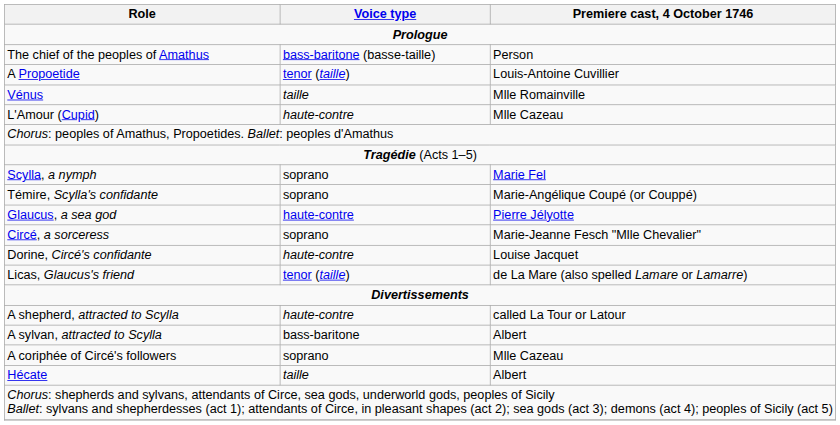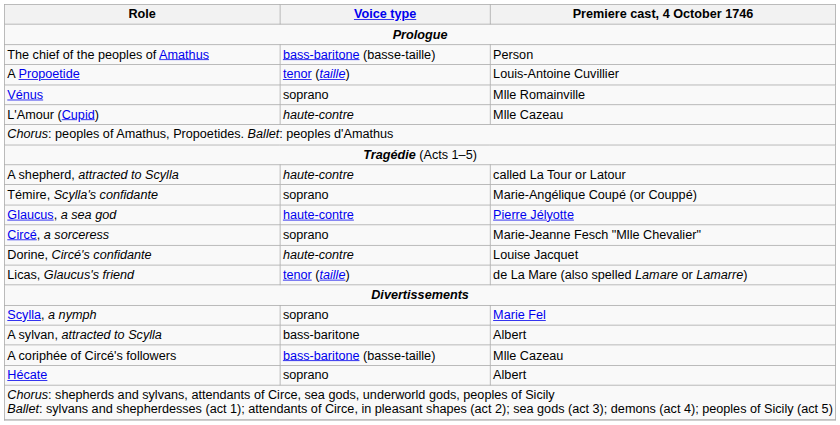(296, 94) taille -> (306, 94) soprano
rows swapped: (52, 174) <-> (93, 315)
(306, 355) soprano -> (359, 355) bass-baritone (basse-taille)
(296, 375) taille -> (306, 375) soprano
